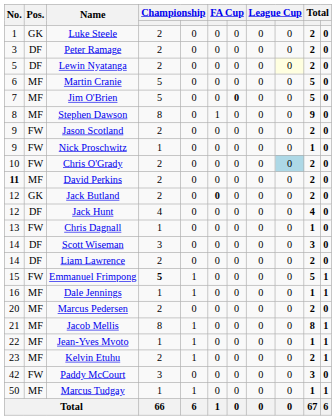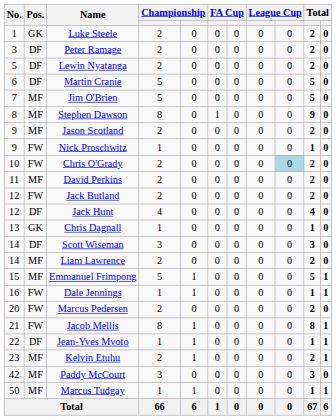(290, 66) lightyellow background -> (290, 66) no background
(35, 82) MF -> (35, 82) DF
(237, 98) bold -> (237, 98) normal
(35, 131) FW -> (35, 131) MF
(14, 179) bold -> (14, 179) normal
(35, 195) GK -> (35, 195) FW
(217, 195) bold -> (217, 195) normal
(35, 228) FW -> (35, 228) GK
(35, 260) DF -> (35, 260) MF
(35, 277) FW -> (35, 277) MF
(160, 277) bold -> (160, 277) normal
(35, 293) MF -> (35, 293) FW
(35, 309) MF -> (35, 309) FW
(35, 325) MF -> (35, 325) FW
(35, 342) MF -> (35, 342) DF
(35, 374) FW -> (35, 374) MF
